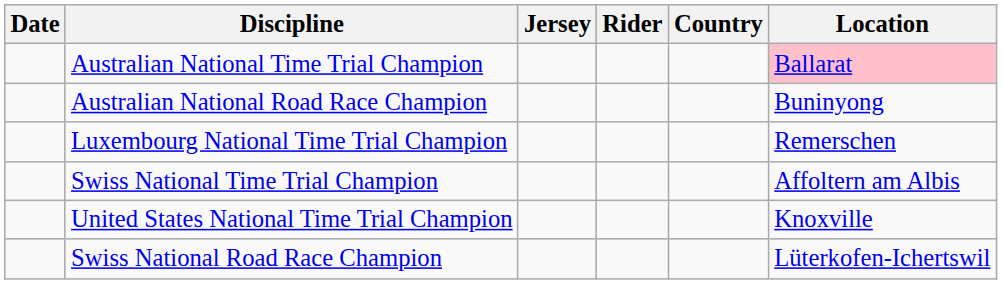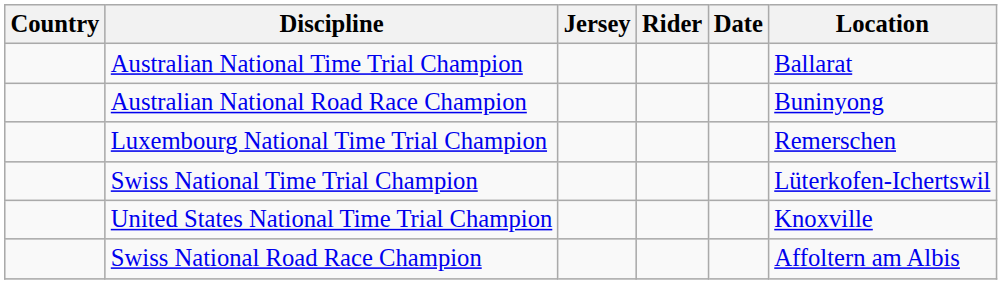columns swapped: (35, 24) <-> (718, 24)
(813, 63) pink background -> (813, 63) no background
(867, 180) Affoltern am Albis -> (882, 180) Lüterkofen-Ichertswil
(882, 258) Lüterkofen-Ichertswil -> (867, 258) Affoltern am Albis
